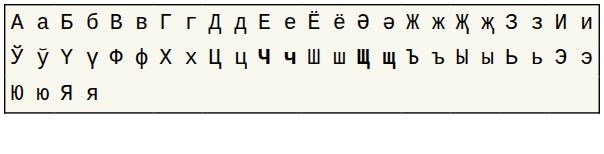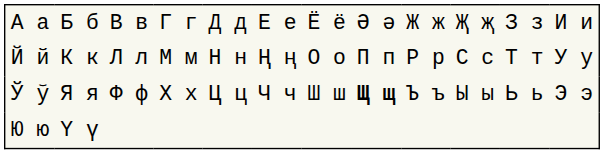+ row: (30, 59)
(80, 59) Ү ү -> (80, 94) Я я
(277, 59) bold -> (277, 94) normal
(80, 94) Я я -> (80, 130) Ү ү
